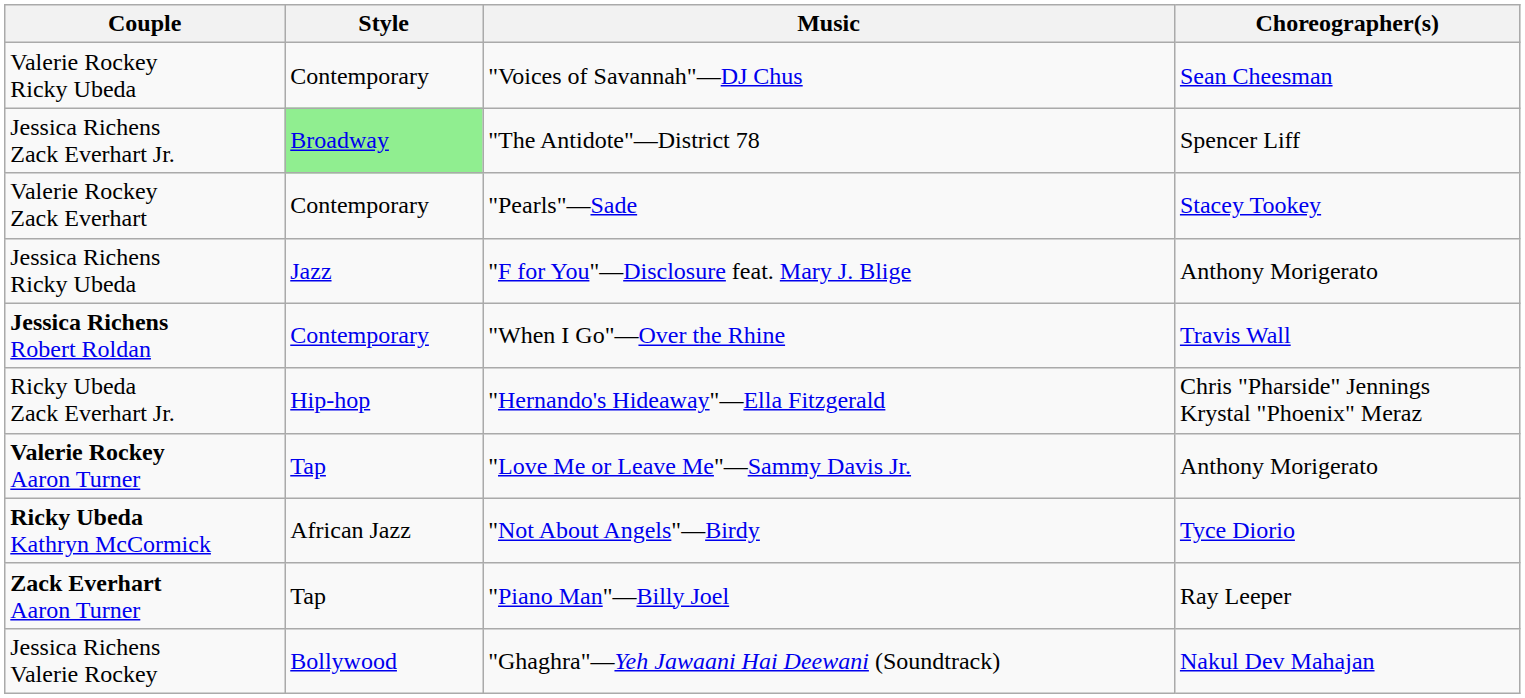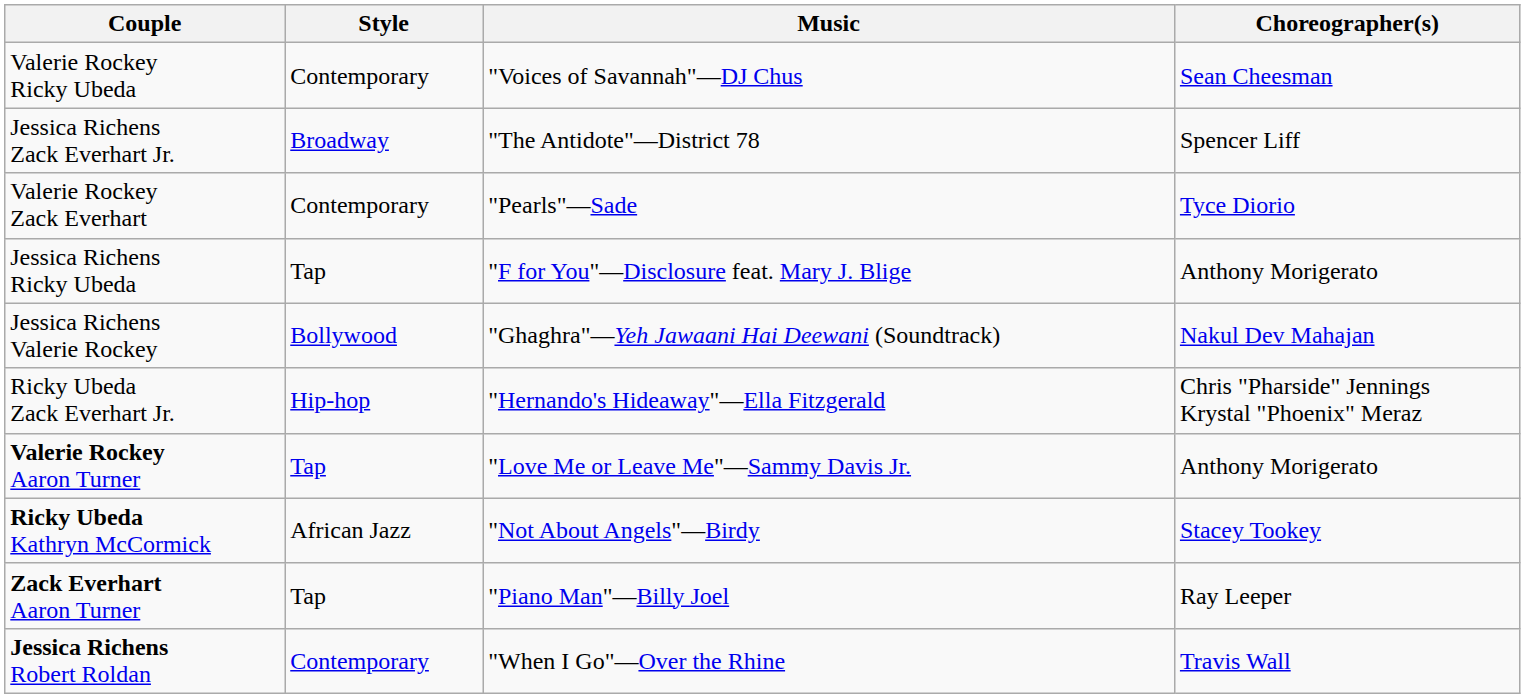(340, 140) lightgreen background -> (340, 140) no background
(1251, 205) Stacey Tookey -> (1237, 205) Tyce Diorio
(311, 270) Jazz -> (308, 270) Tap
rows swapped: (85, 660) <-> (89, 335)
(1237, 530) Tyce Diorio -> (1251, 530) Stacey Tookey
